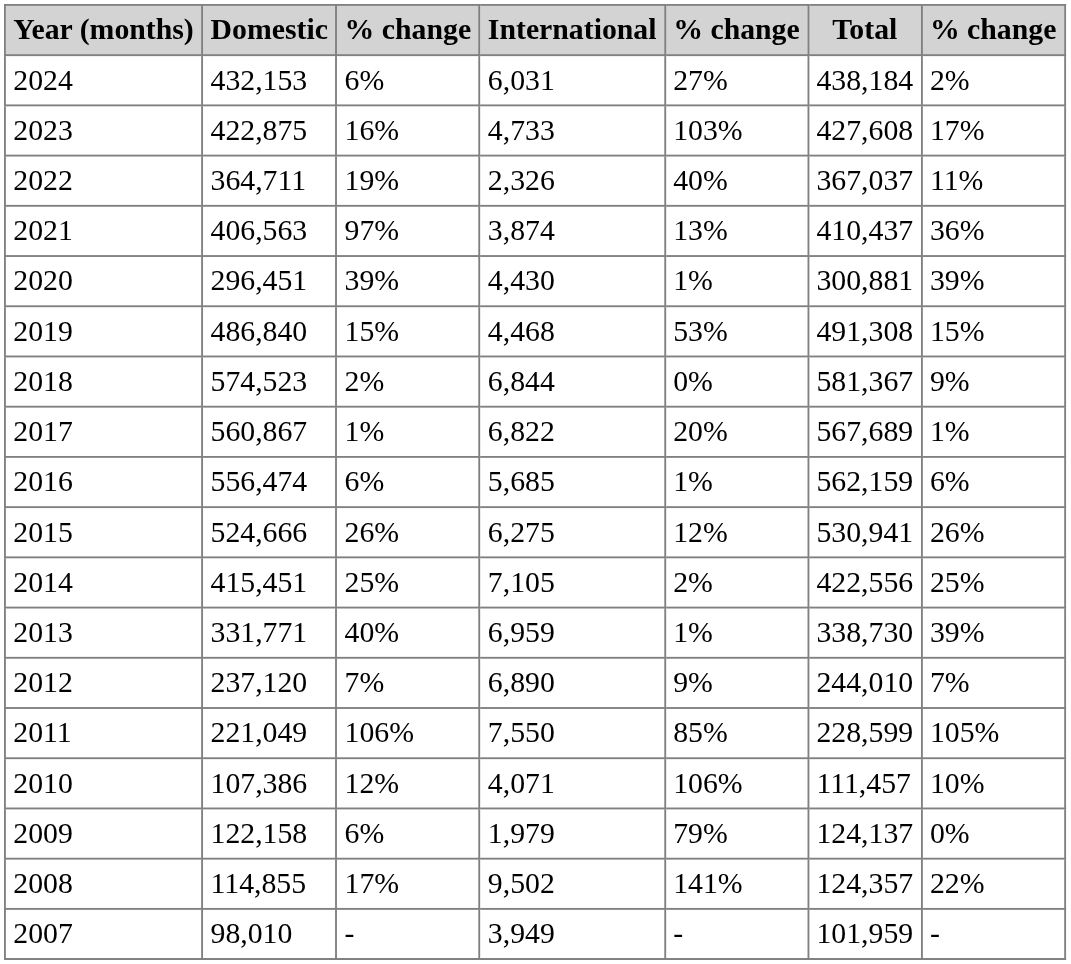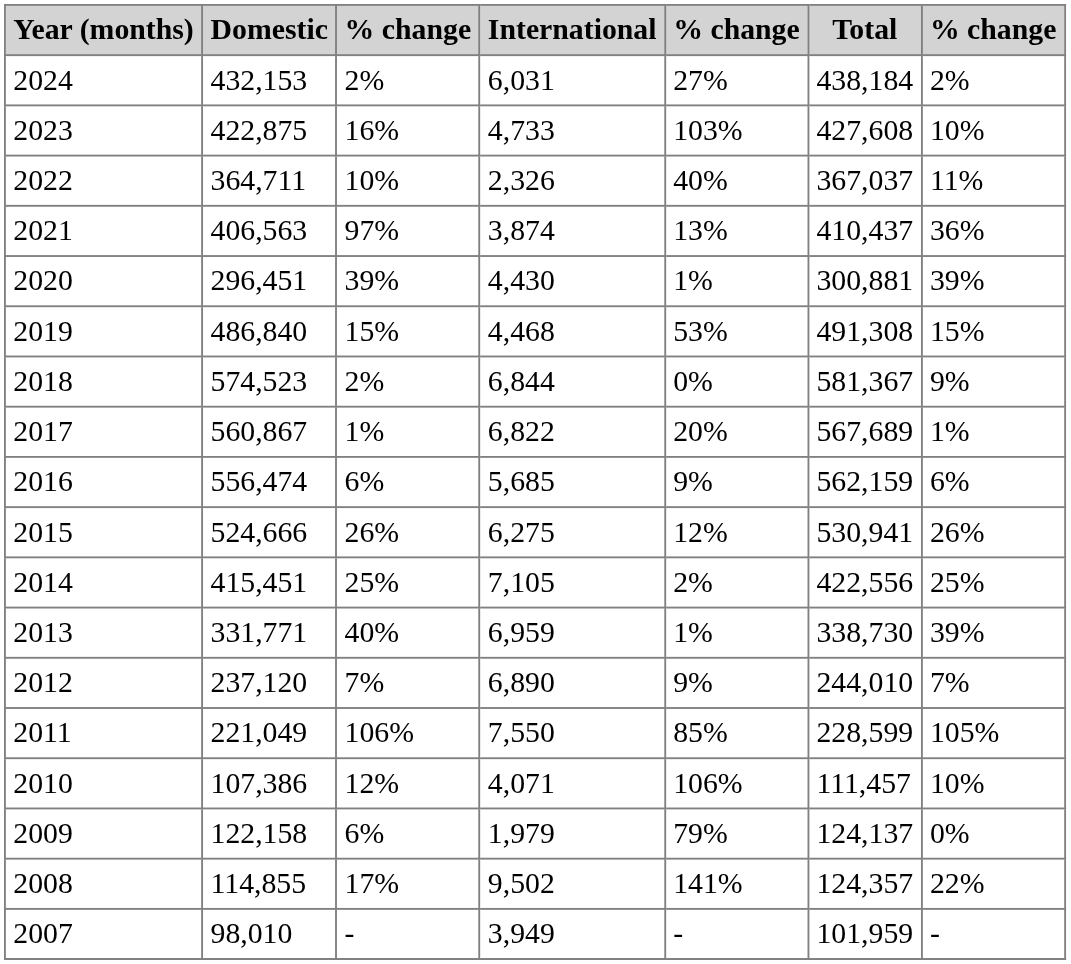(364, 79) 6% -> (364, 79) 2%
(957, 130) 17% -> (957, 130) 10%
(372, 180) 19% -> (372, 180) 10%
(693, 481) 1% -> (693, 481) 9%
